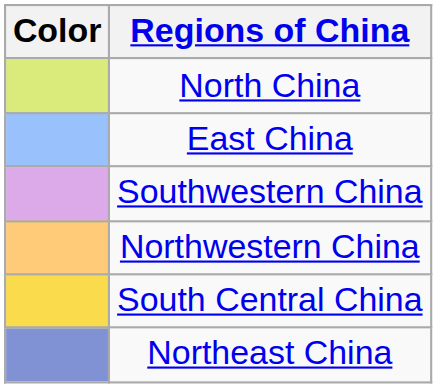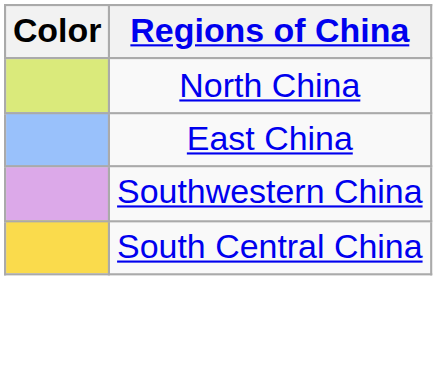- row: (270, 246)
- row: (270, 354)
